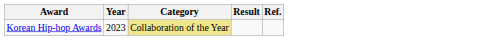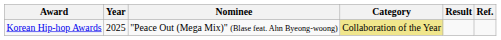+ column: (234, 12)
(116, 27) 2023 -> (116, 27) 2025
